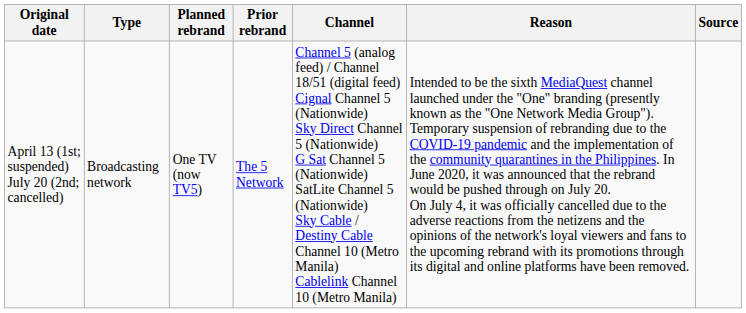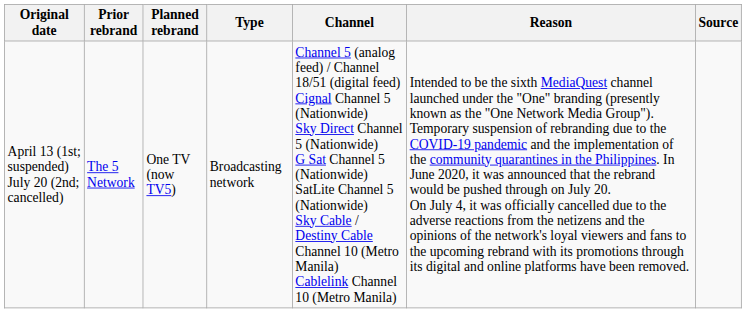columns swapped: (263, 22) <-> (127, 22)
